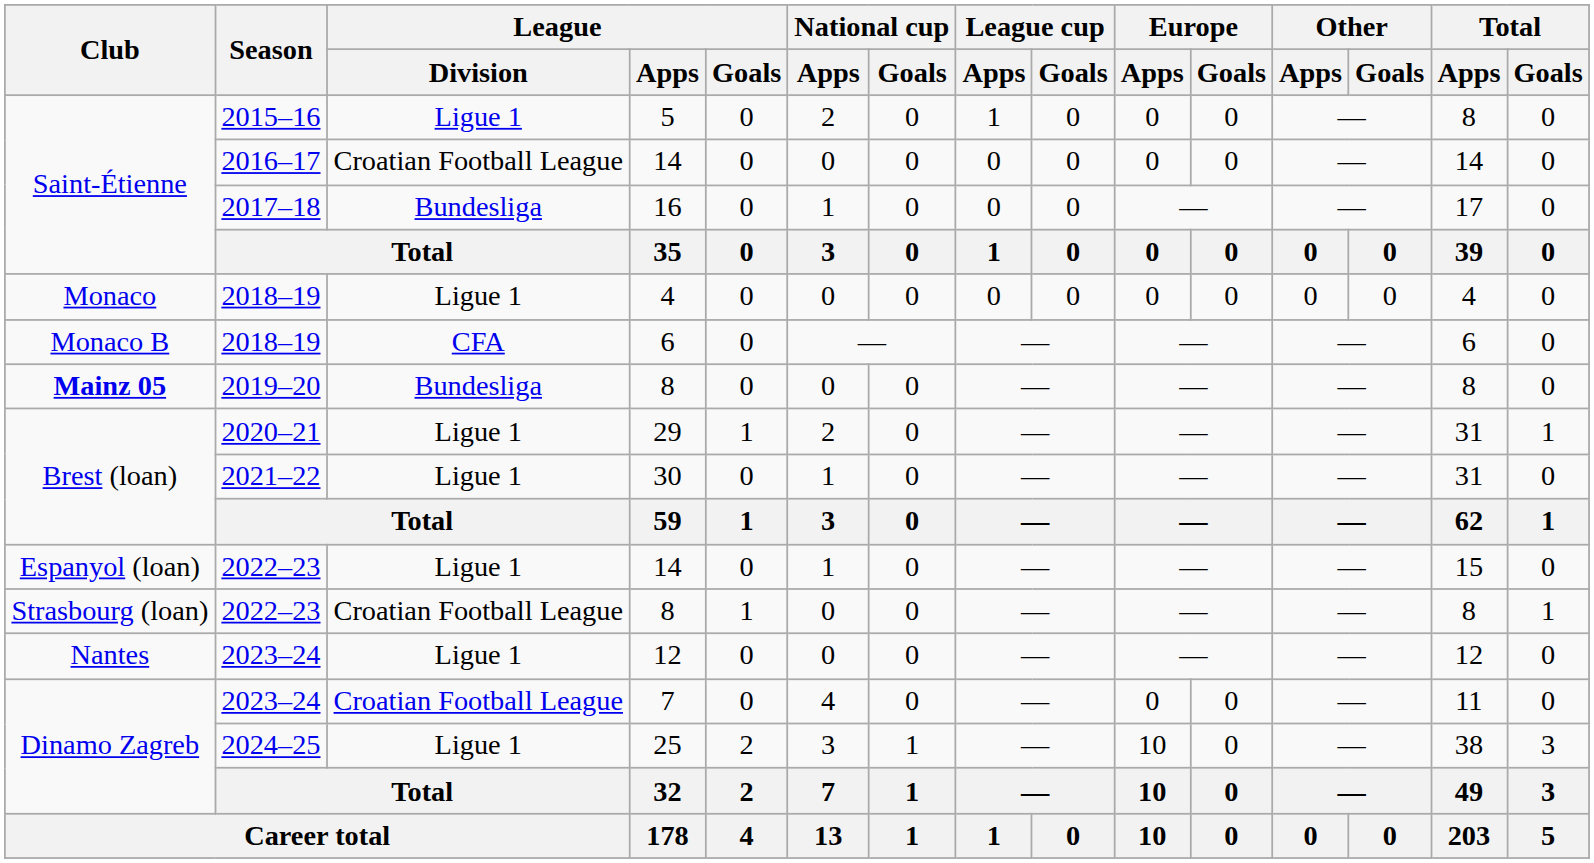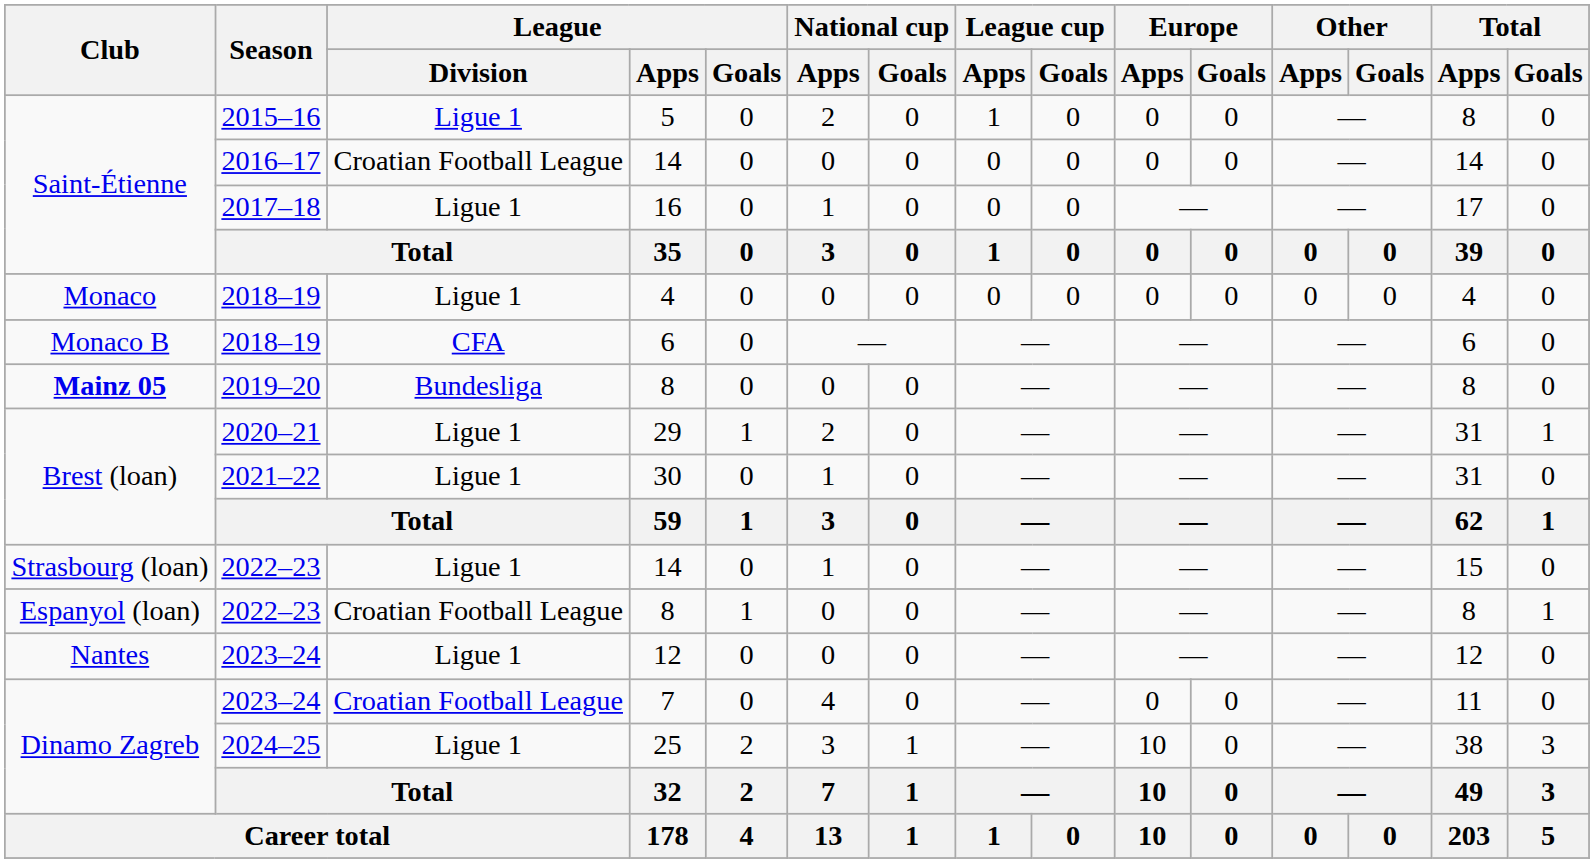(478, 206) Bundesliga -> (478, 206) Ligue 1
(110, 565) Espanyol (loan) -> (110, 565) Strasbourg (loan)
(110, 610) Strasbourg (loan) -> (110, 610) Espanyol (loan)
